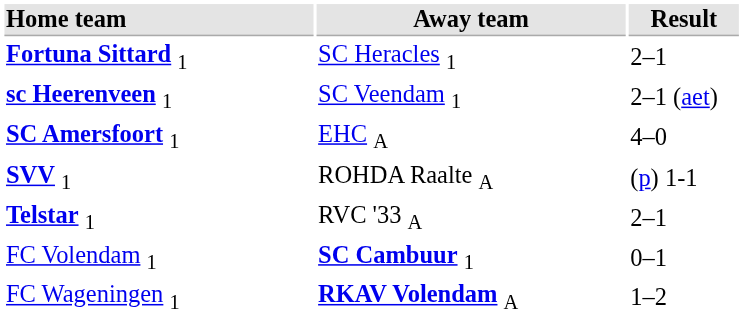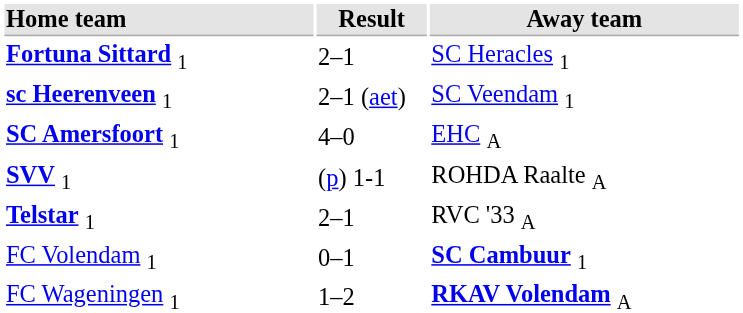columns swapped: (684, 19) <-> (471, 19)
